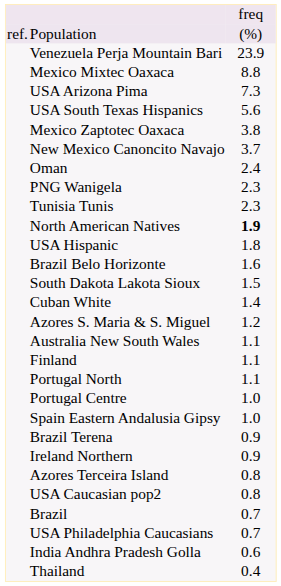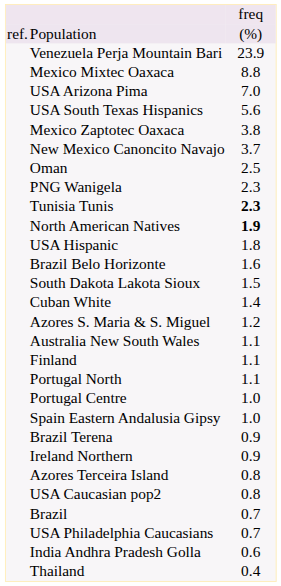(251, 91) 7.3 -> (251, 91) 7.0
(251, 168) 2.4 -> (251, 168) 2.5
(251, 206) normal -> (251, 206) bold
